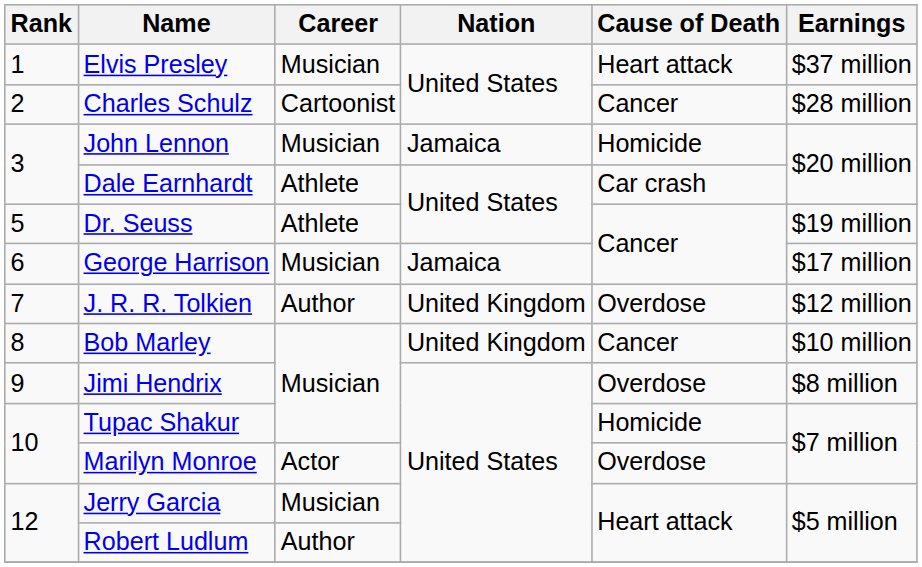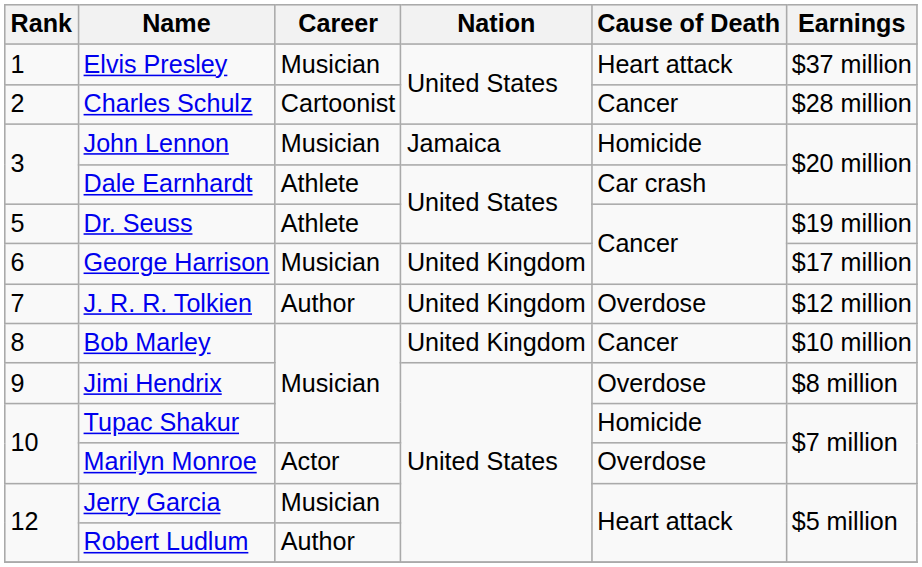(454, 263) Jamaica -> (496, 263) United Kingdom
